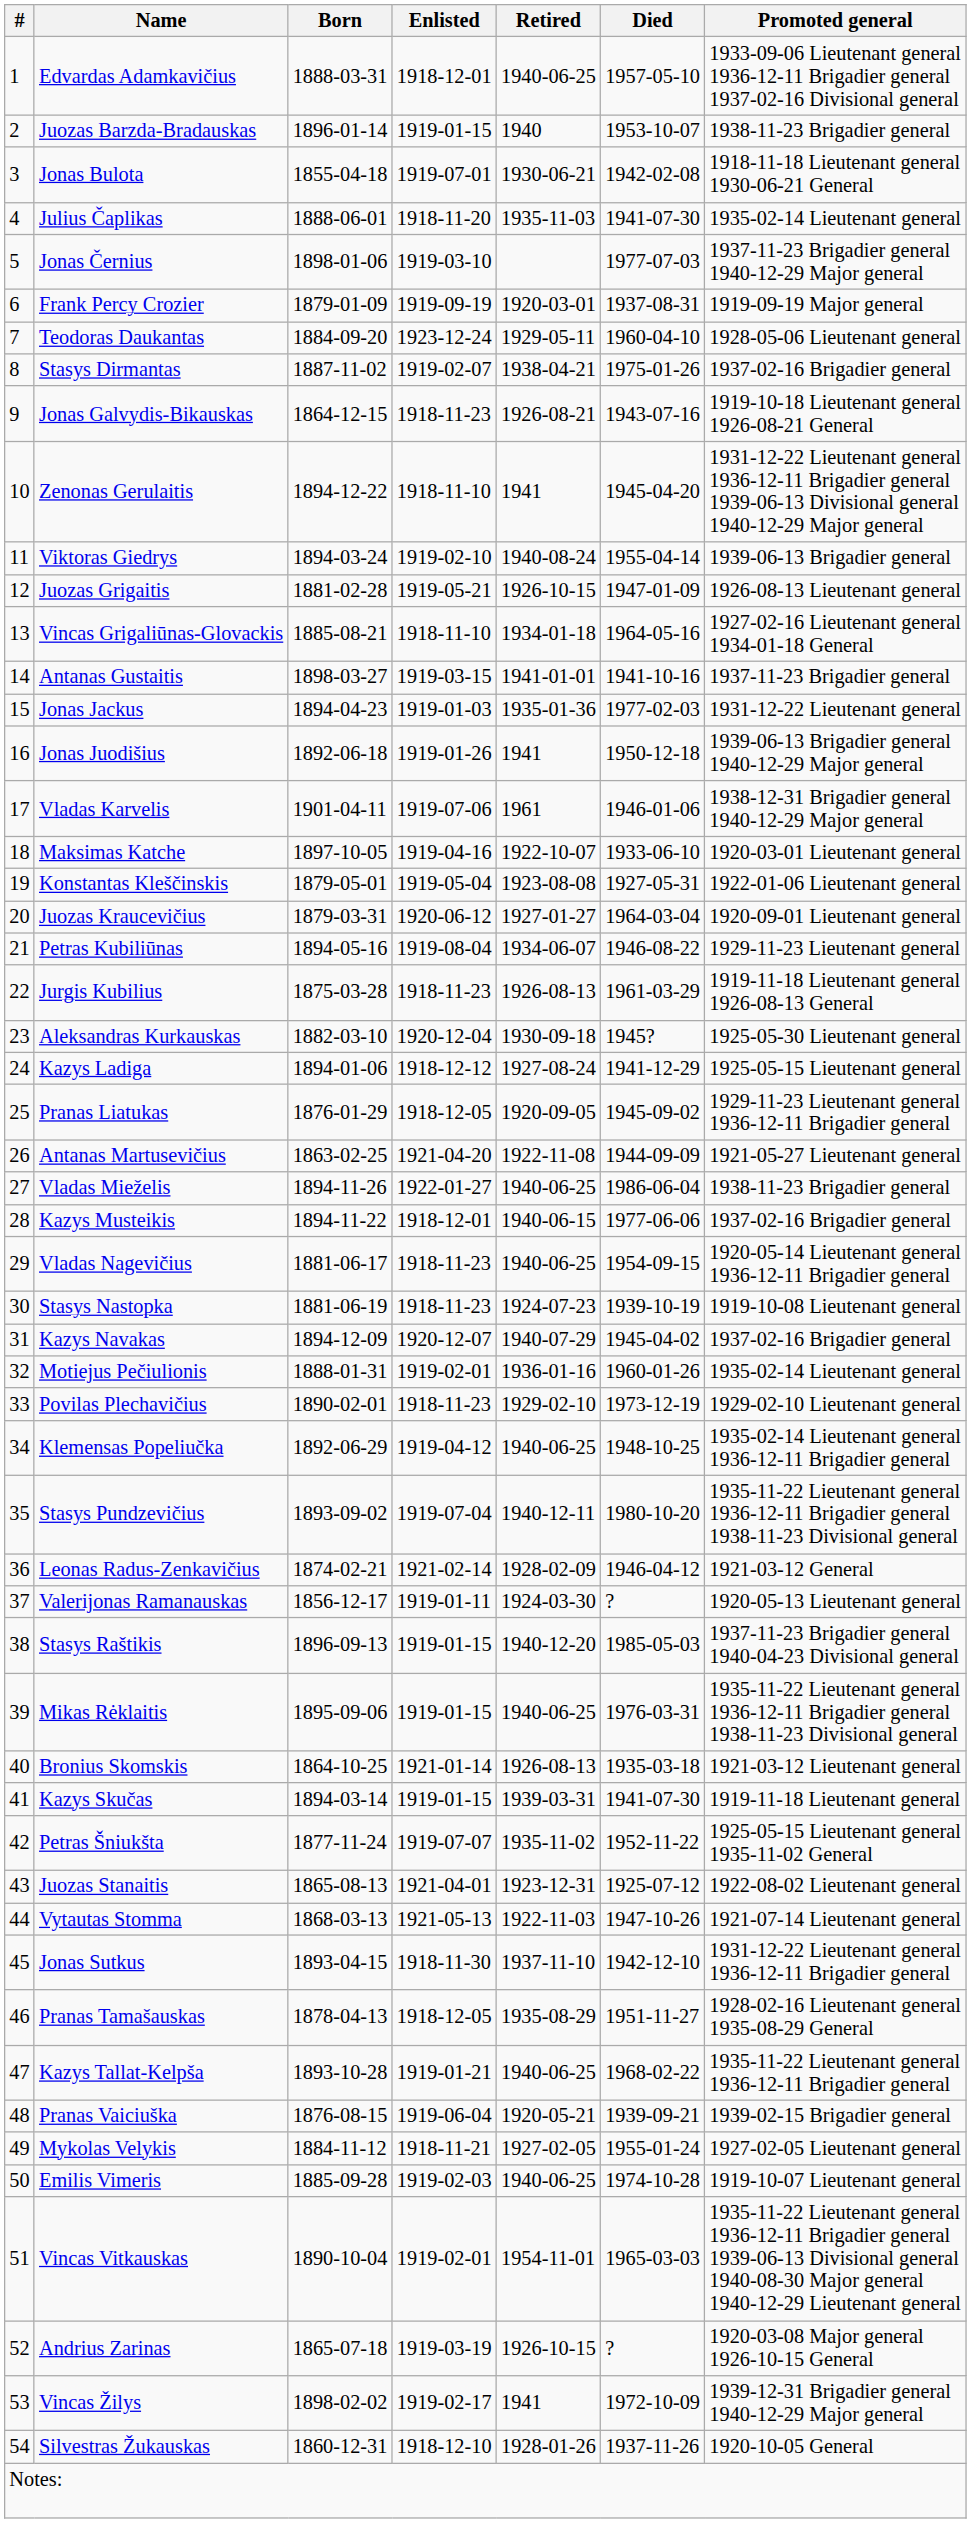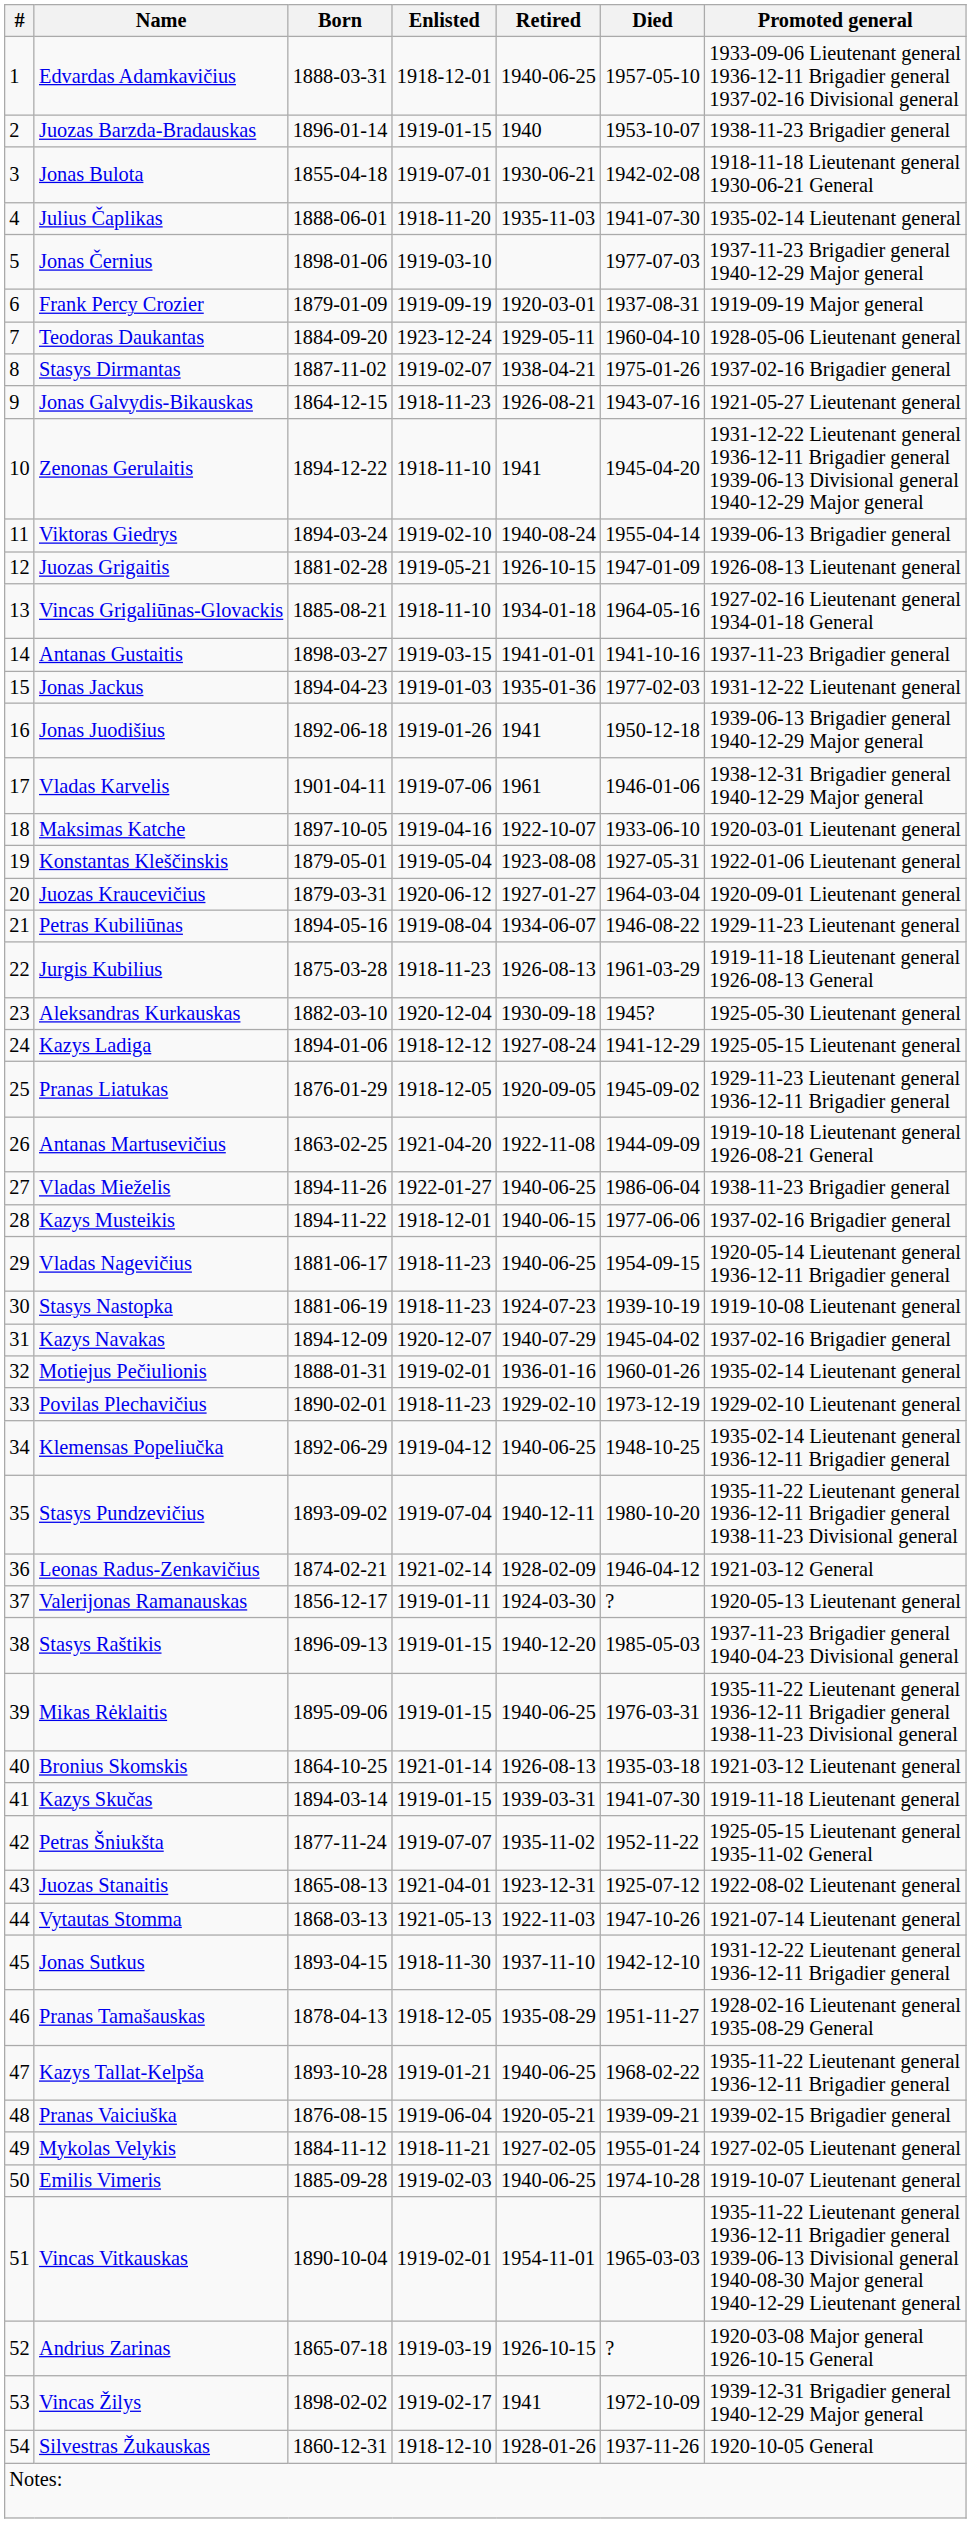(835, 413) 1919-10-18 Lieutenant general 1926-08-21 General -> (835, 402) 1921-05-27 Lieutenant general
(835, 1155) 1921-05-27 Lieutenant general -> (835, 1144) 1919-10-18 Lieutenant general 1926-08-21 General
